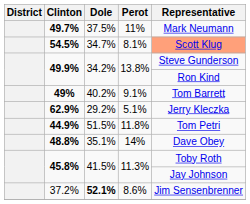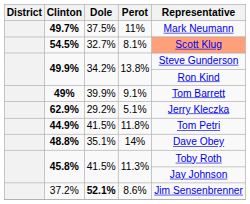(101, 45) 34.7% -> (101, 45) 32.7%
(101, 93) 40.2% -> (101, 93) 39.9%
(101, 126) 51.5% -> (101, 126) 41.5%
